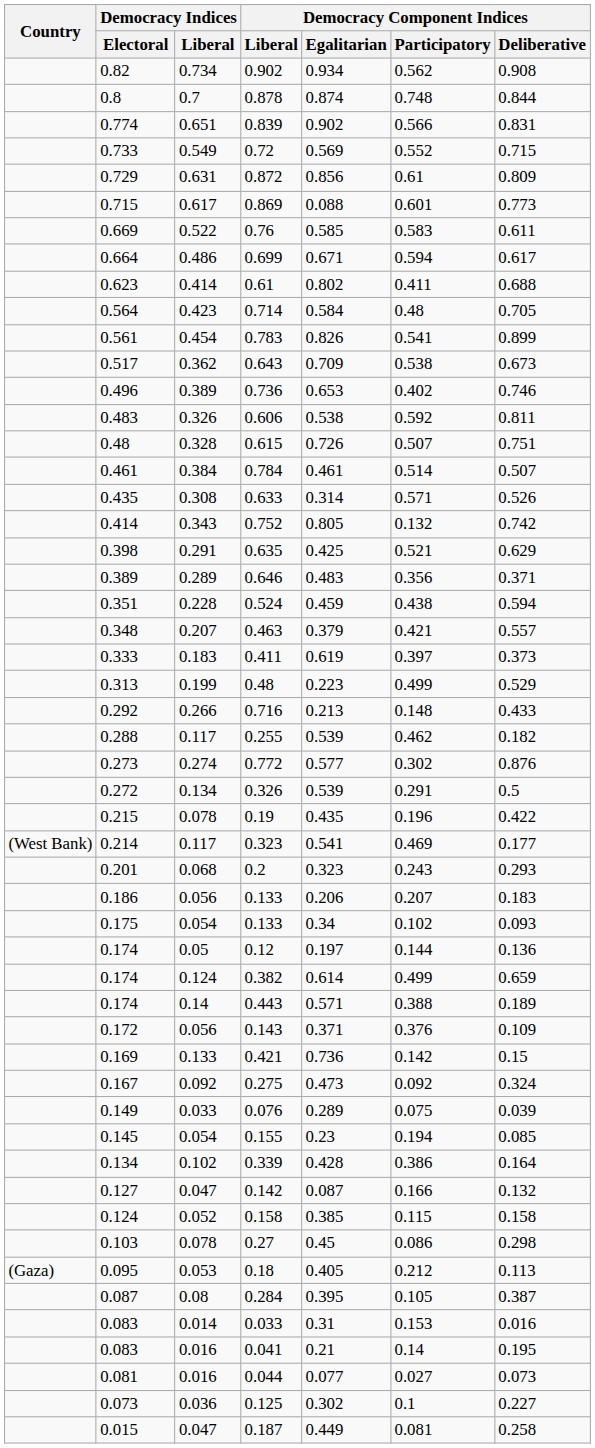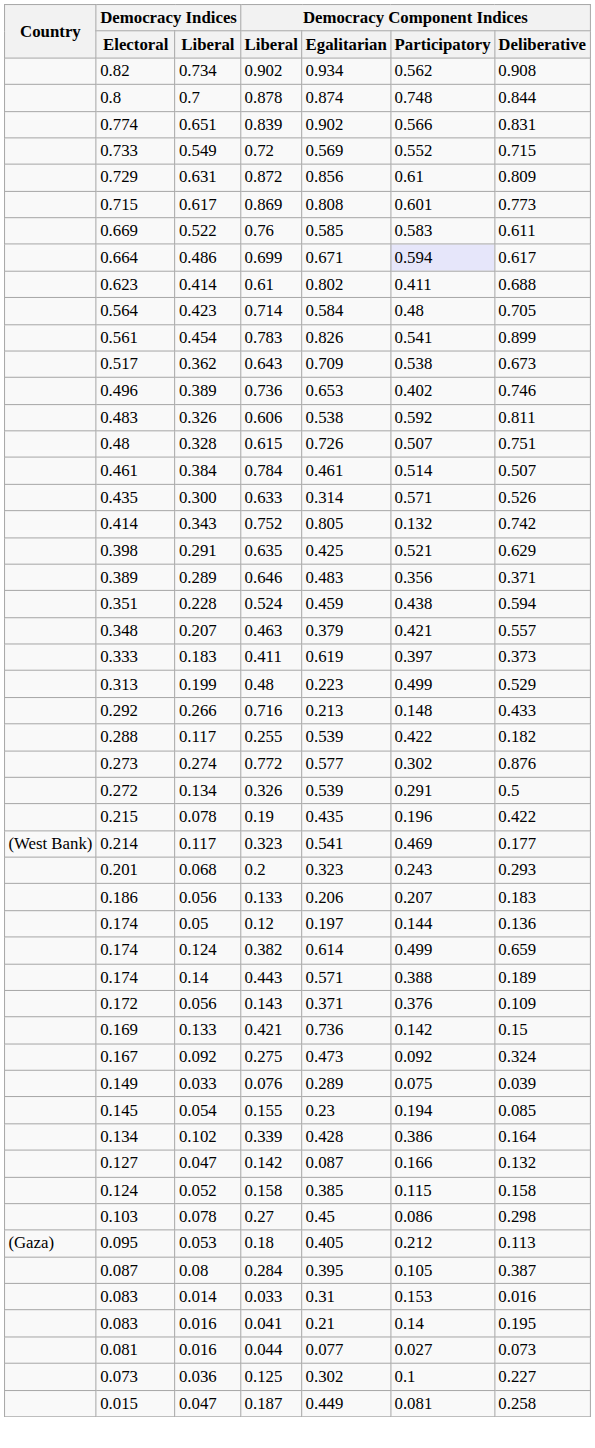(324, 204) 0.088 -> (324, 204) 0.808
(413, 257) no background -> (413, 257) lavender background
(198, 497) 0.308 -> (198, 497) 0.300
(413, 737) 0.462 -> (413, 737) 0.422
- row: (119, 923)
